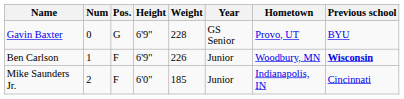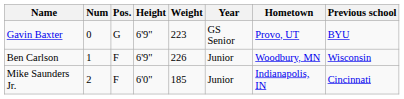(179, 35) 228 -> (179, 35) 223
(350, 57) bold -> (349, 57) normal
